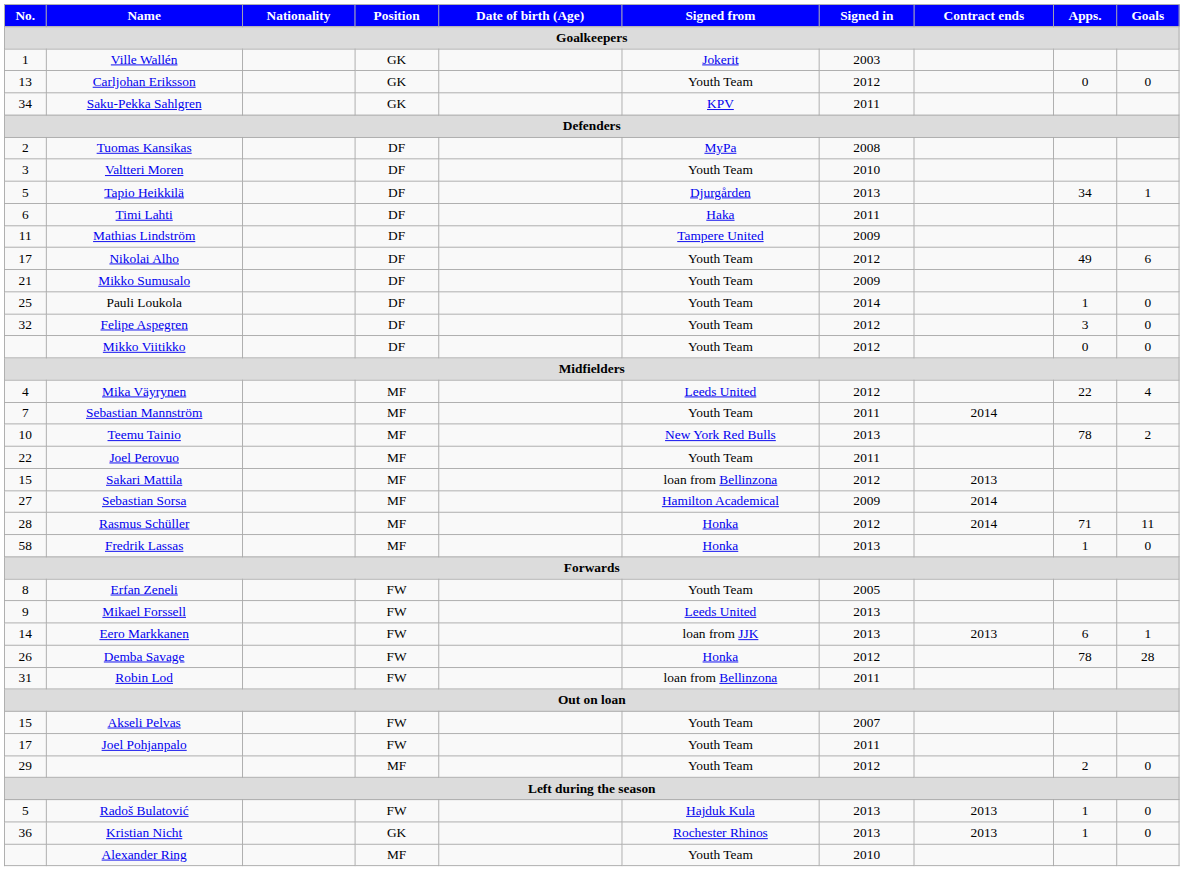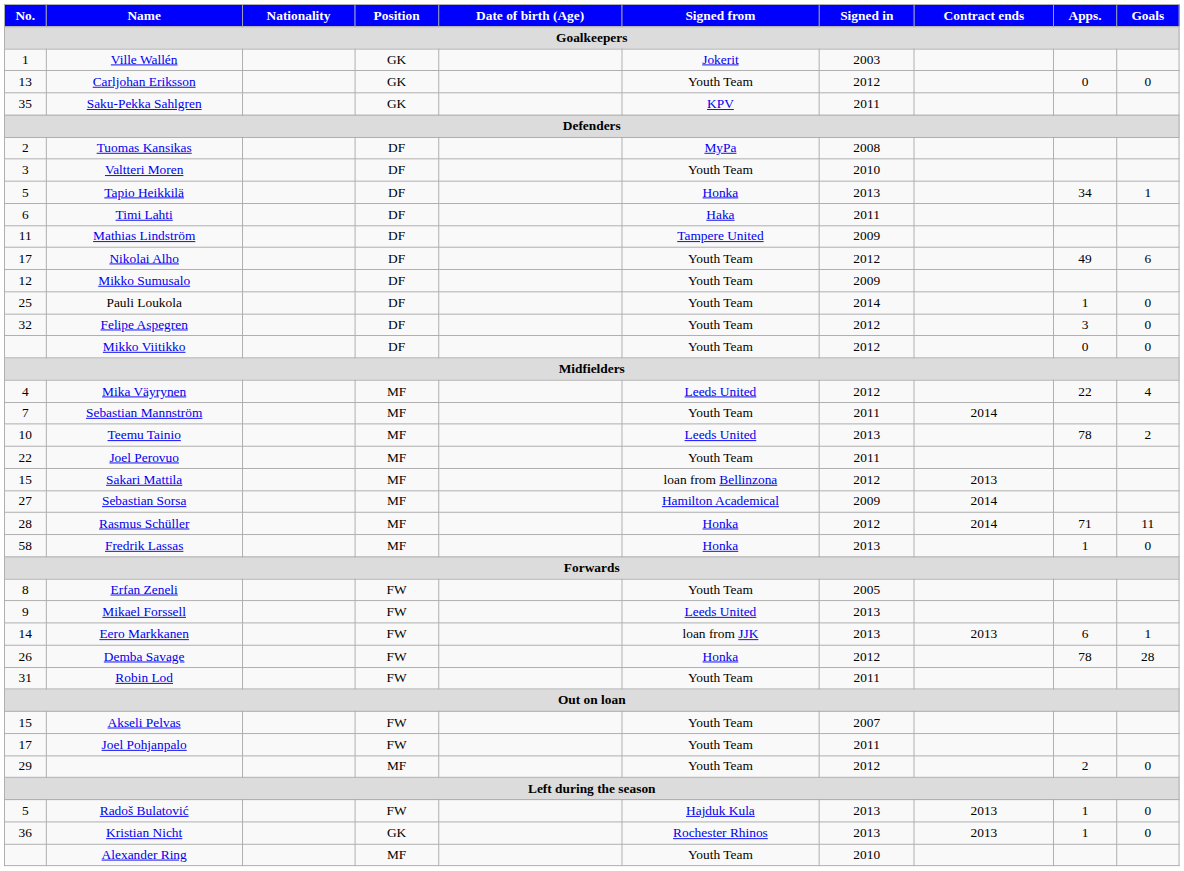(25, 104) 34 -> (25, 104) 35
(720, 192) Djurgården -> (720, 192) Honka
(25, 280) 21 -> (25, 280) 12
(720, 435) New York Red Bulls -> (720, 435) Leeds United
(720, 678) loan from Bellinzona -> (720, 678) Youth Team
